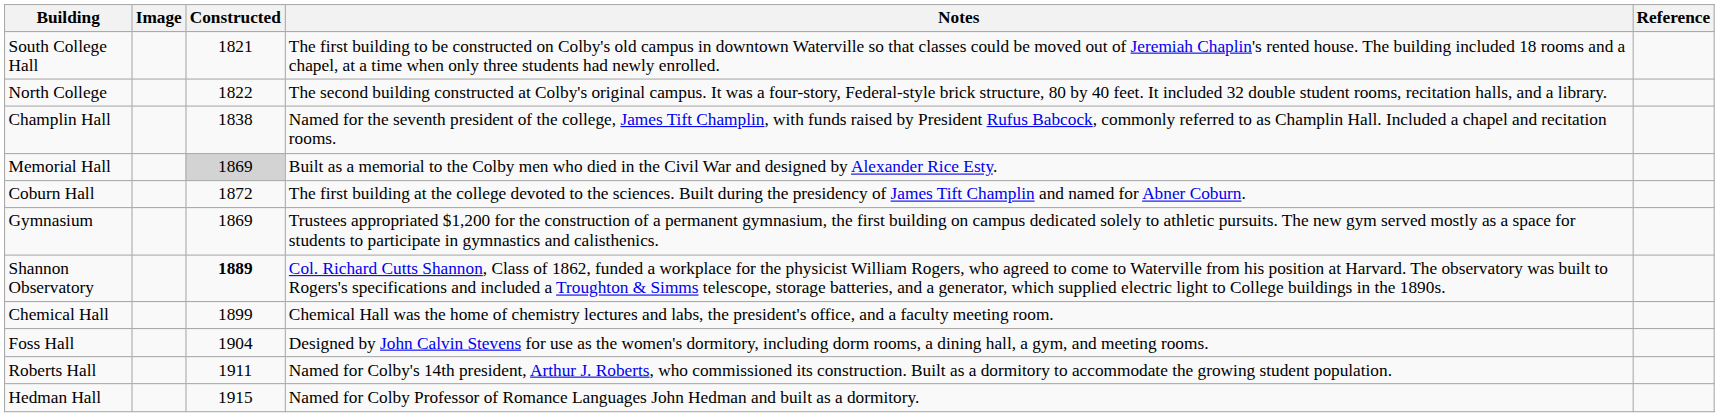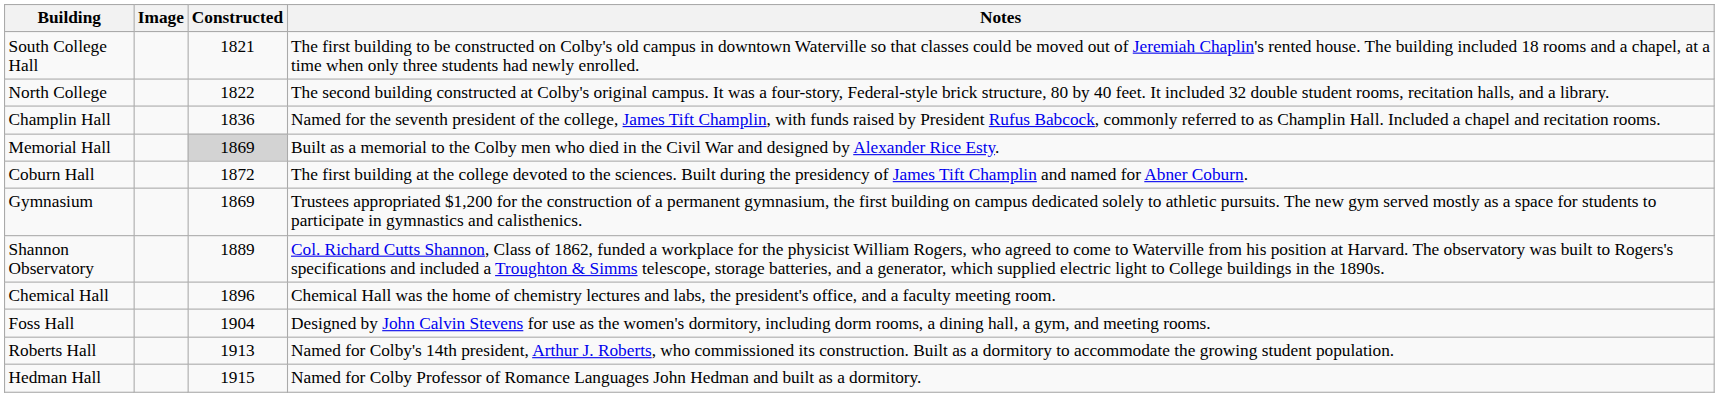- column: (1673, 18)
(235, 119) 1838 -> (237, 119) 1836
(235, 268) bold -> (237, 248) normal
(235, 315) 1899 -> (237, 295) 1896
(235, 370) 1911 -> (237, 350) 1913
